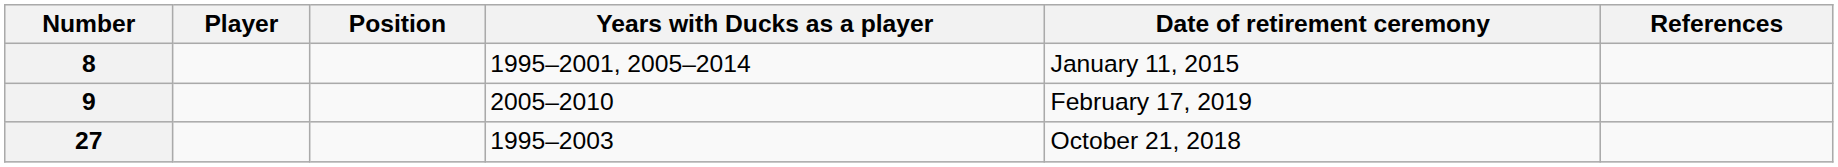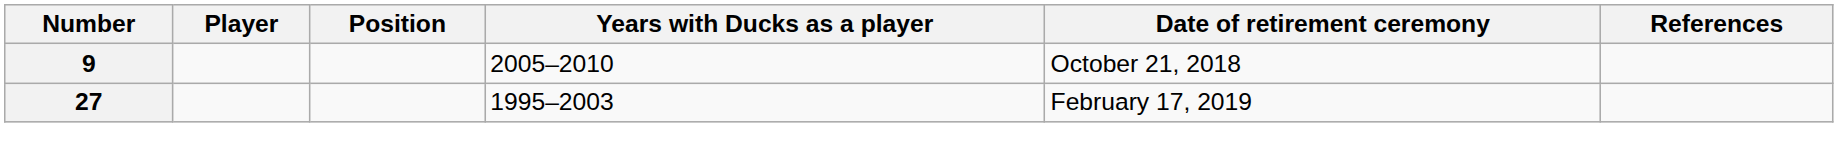- row: (89, 63)
(1151, 102) February 17, 2019 -> (1146, 63) October 21, 2018
(1146, 141) October 21, 2018 -> (1151, 102) February 17, 2019
